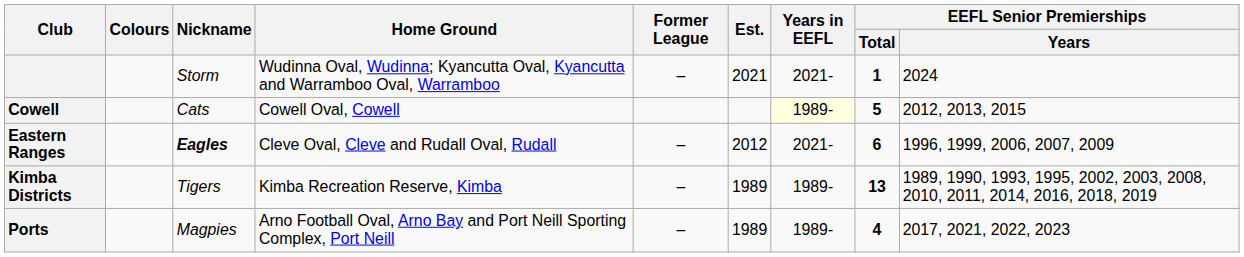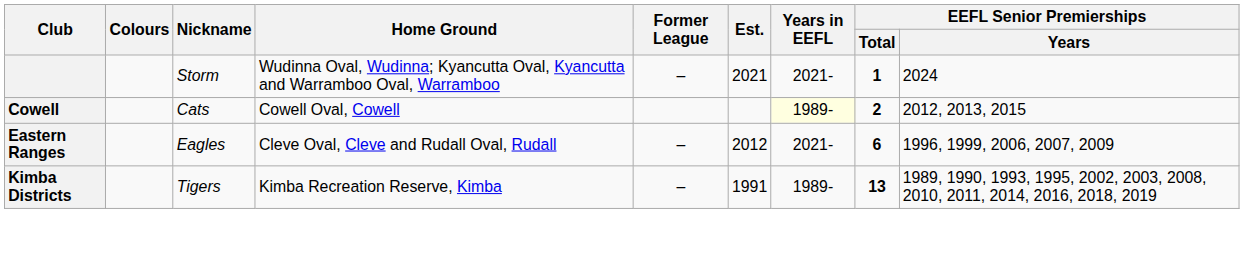(877, 110) 5 -> (877, 110) 2
(202, 144) bold -> (201, 144) normal
(750, 187) 1989 -> (750, 187) 1991
- row: (28, 230)
